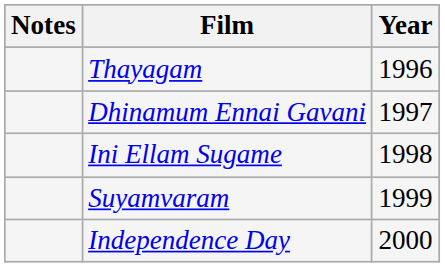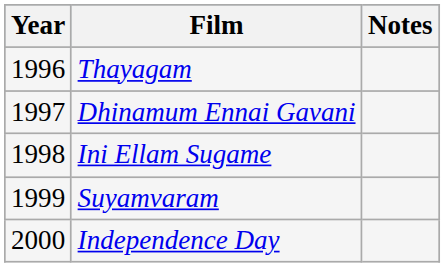columns swapped: (406, 25) <-> (43, 25)
